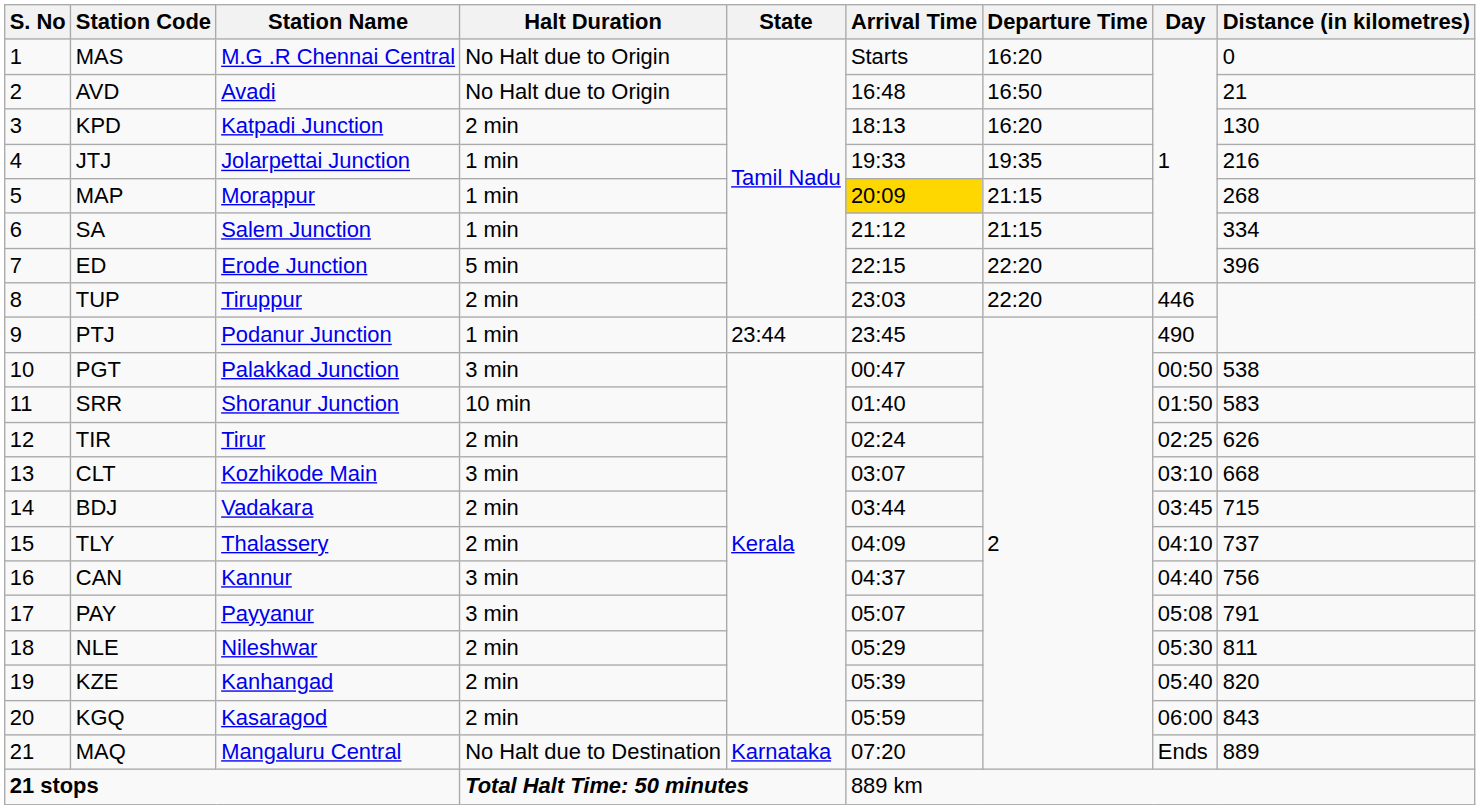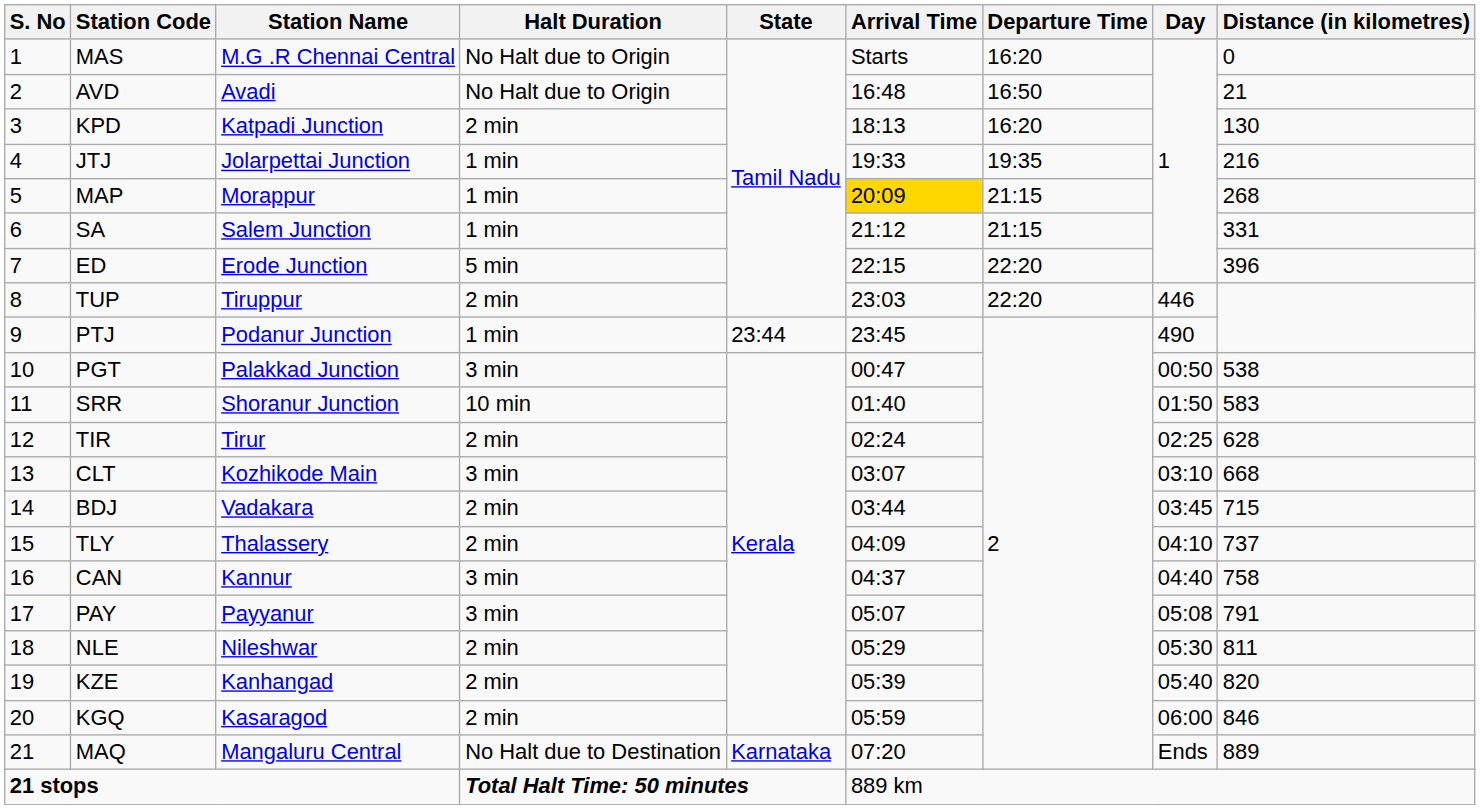(1241, 230) 334 -> (1241, 230) 331
(1241, 439) 626 -> (1241, 439) 628
(1241, 578) 756 -> (1241, 578) 758
(1241, 717) 843 -> (1241, 717) 846
